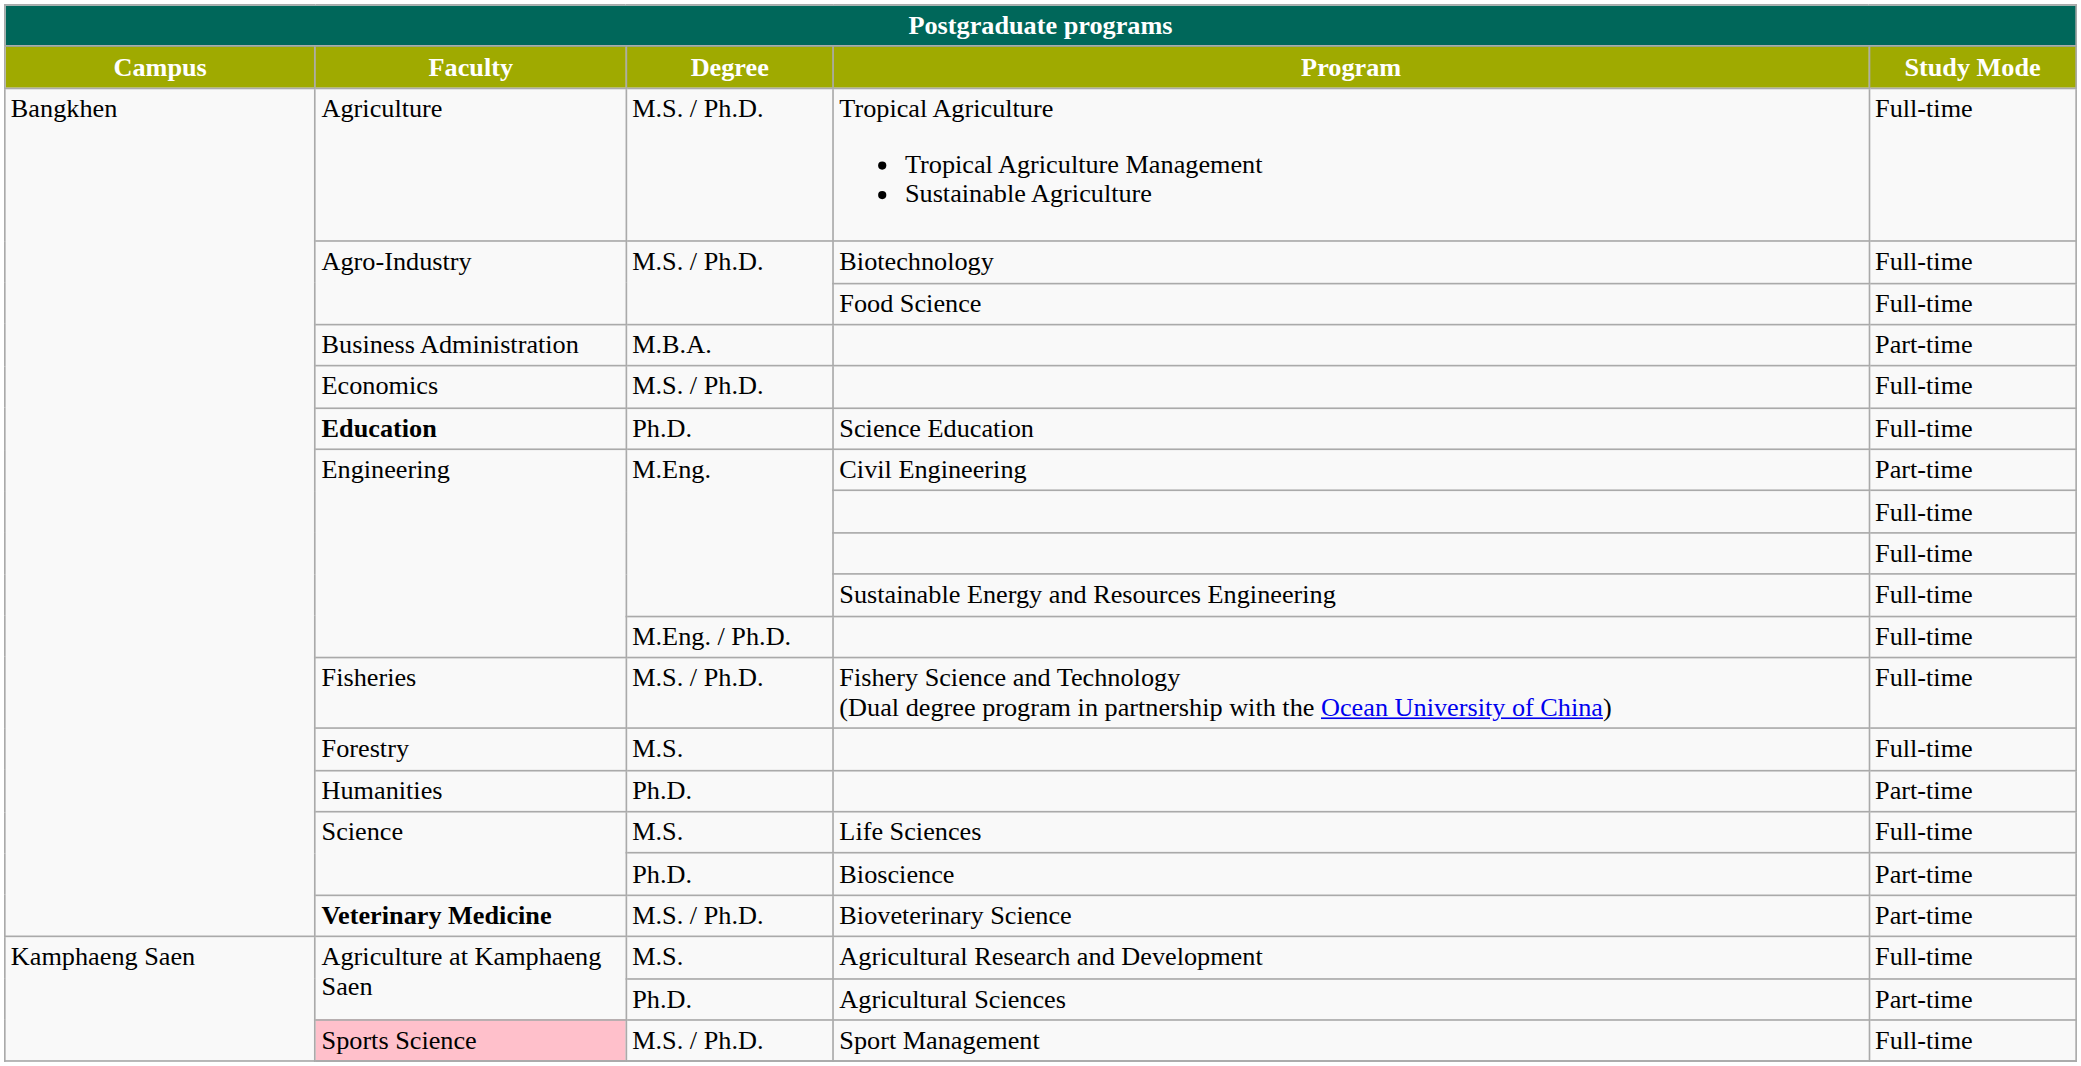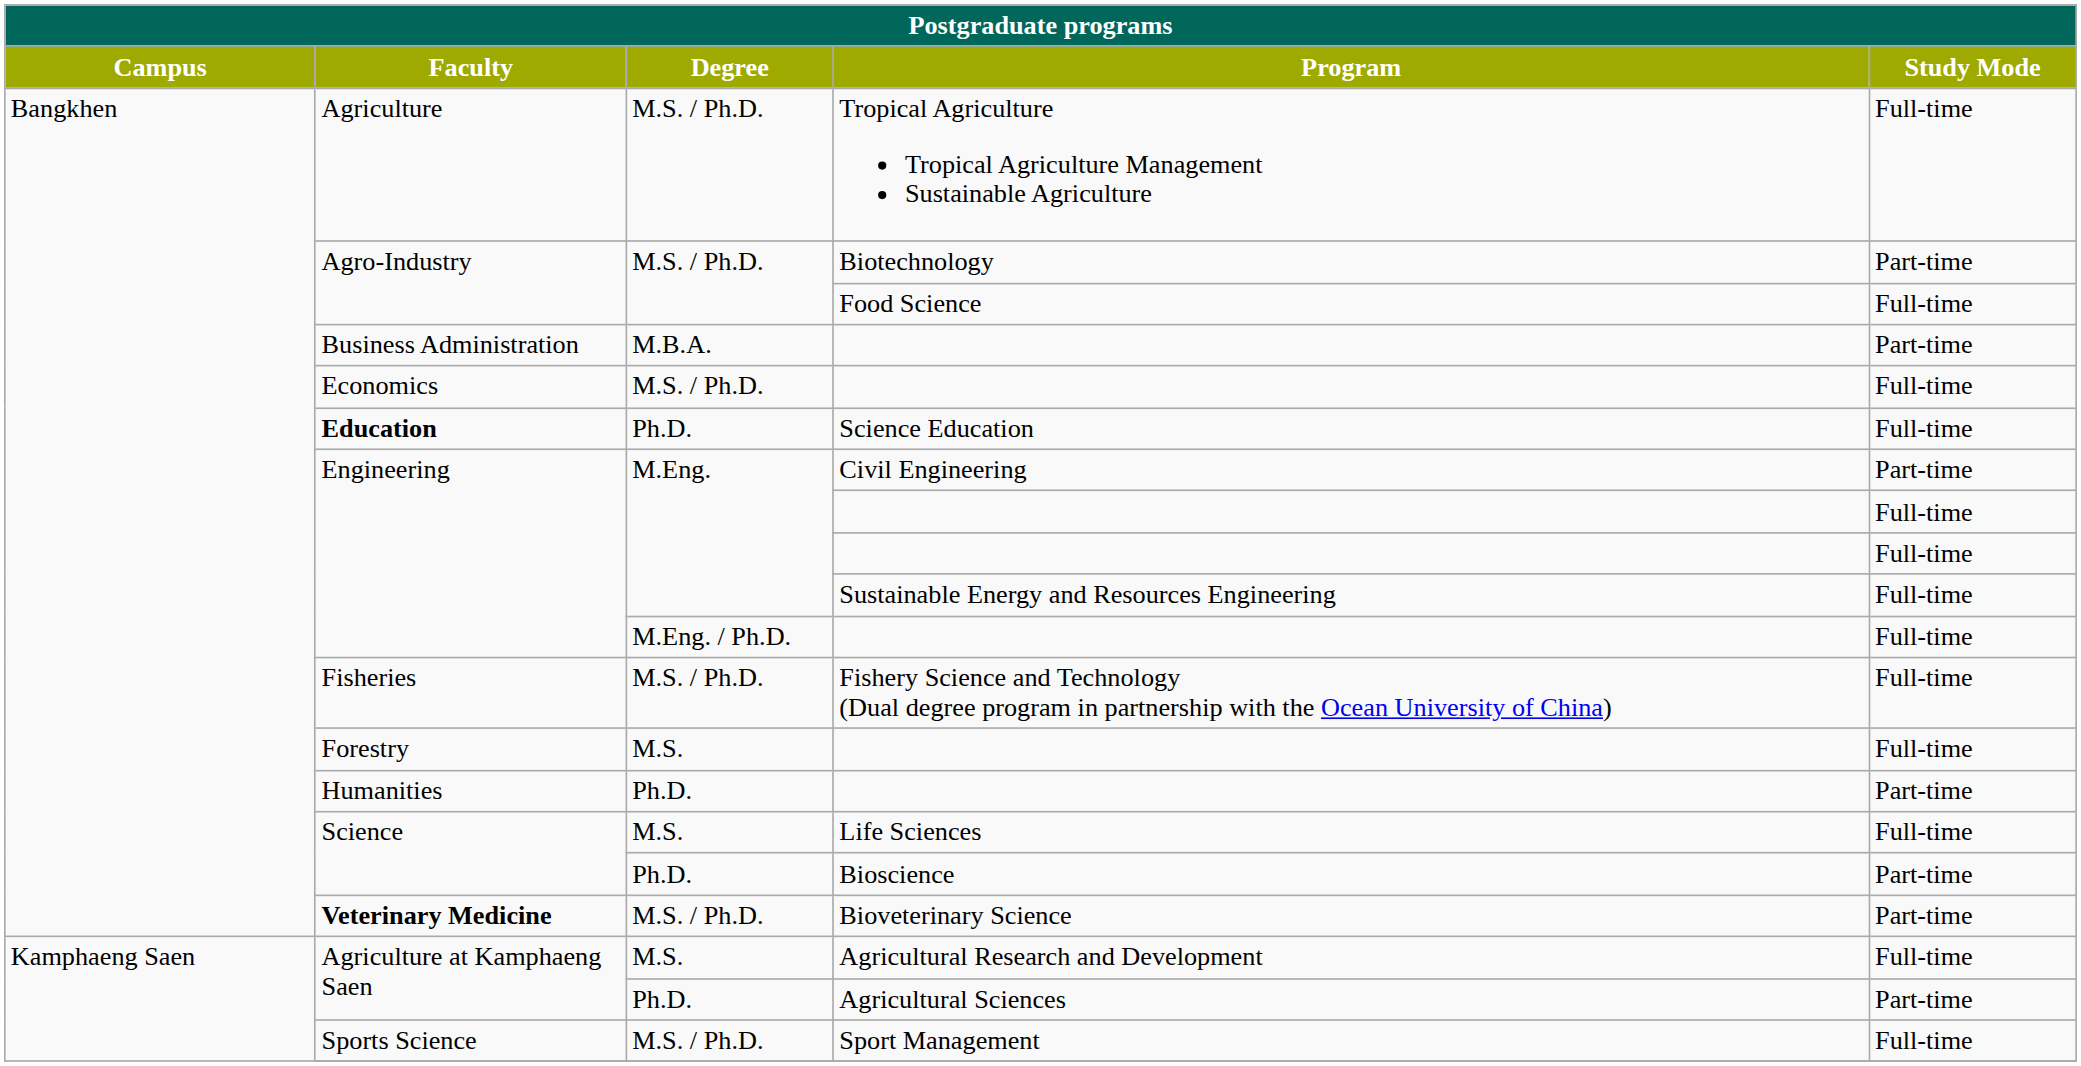(1924, 261) Full-time -> (1924, 261) Part-time
(399, 1040) pink background -> (399, 1040) no background
